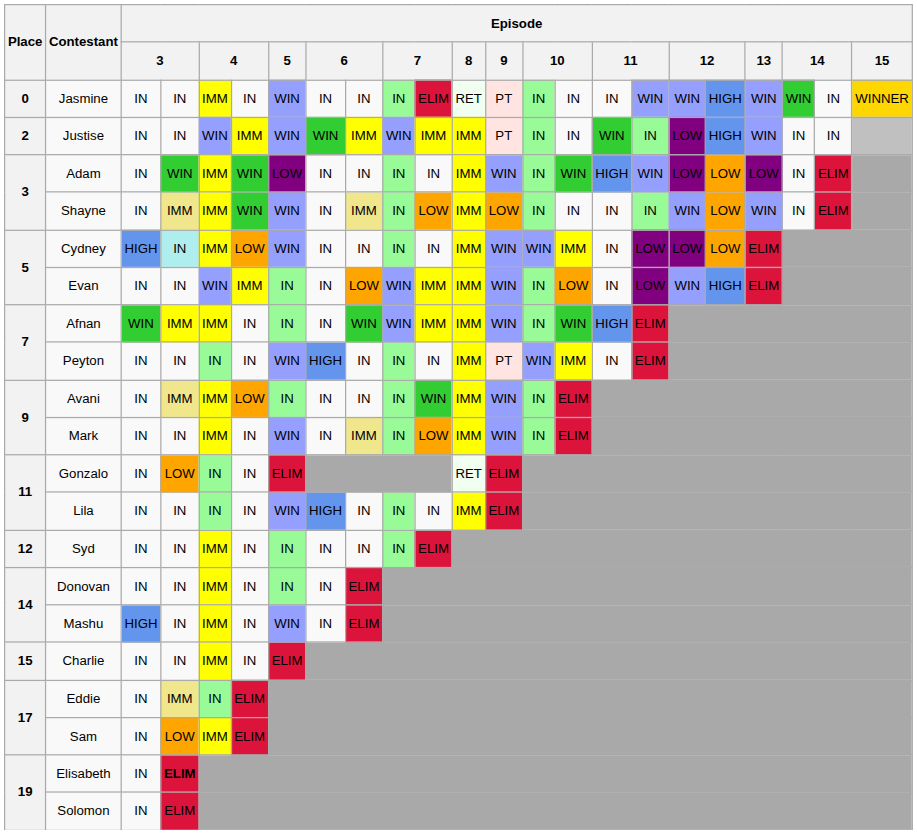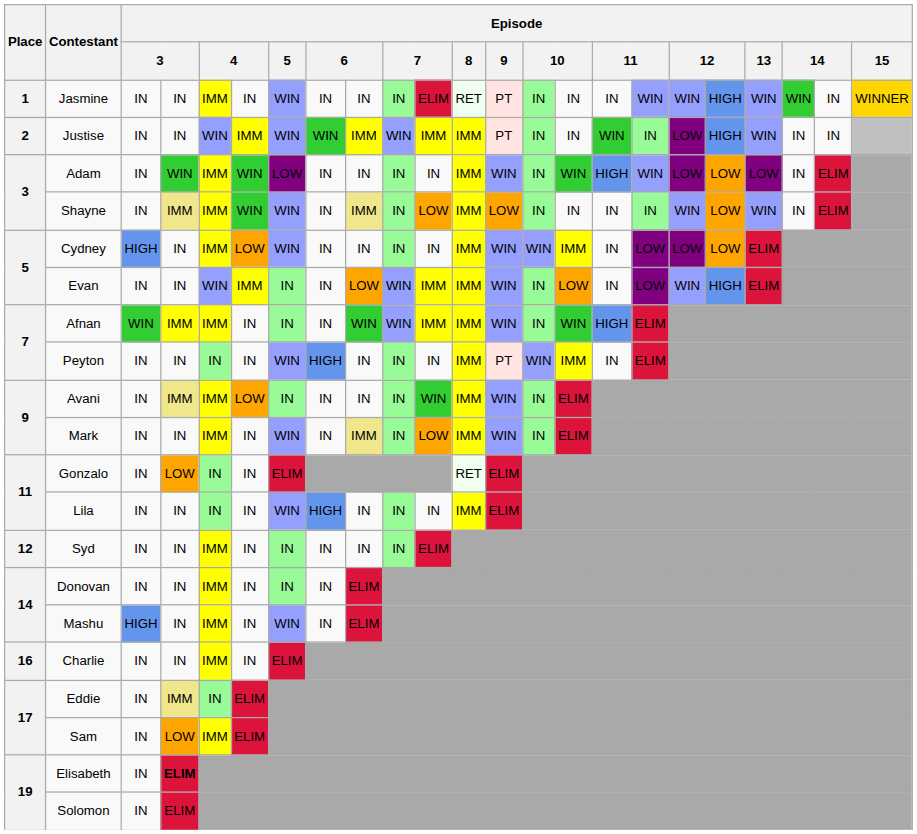(25, 97) 0 -> (25, 97) 1
(180, 247) paleturquoise background -> (180, 247) no background
(25, 660) 15 -> (25, 660) 16
